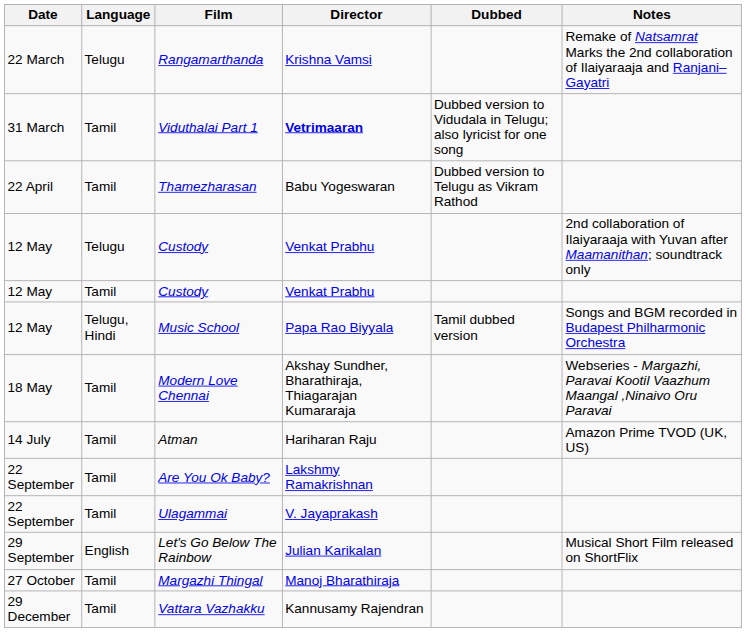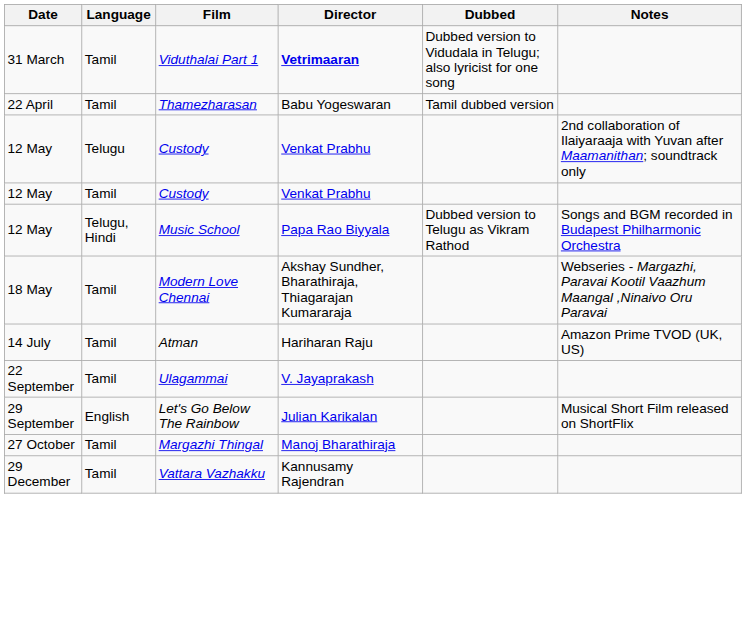- row: (105, 59)
(489, 187) Dubbed version to Telugu as Vikram Rathod -> (490, 104) Tamil dubbed version
(474, 328) Tamil dubbed version -> (481, 230) Dubbed version to Telugu as Vikram Rathod
- row: (100, 477)
